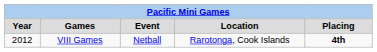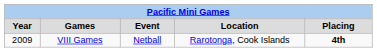(22, 41) 2012 -> (22, 41) 2009
